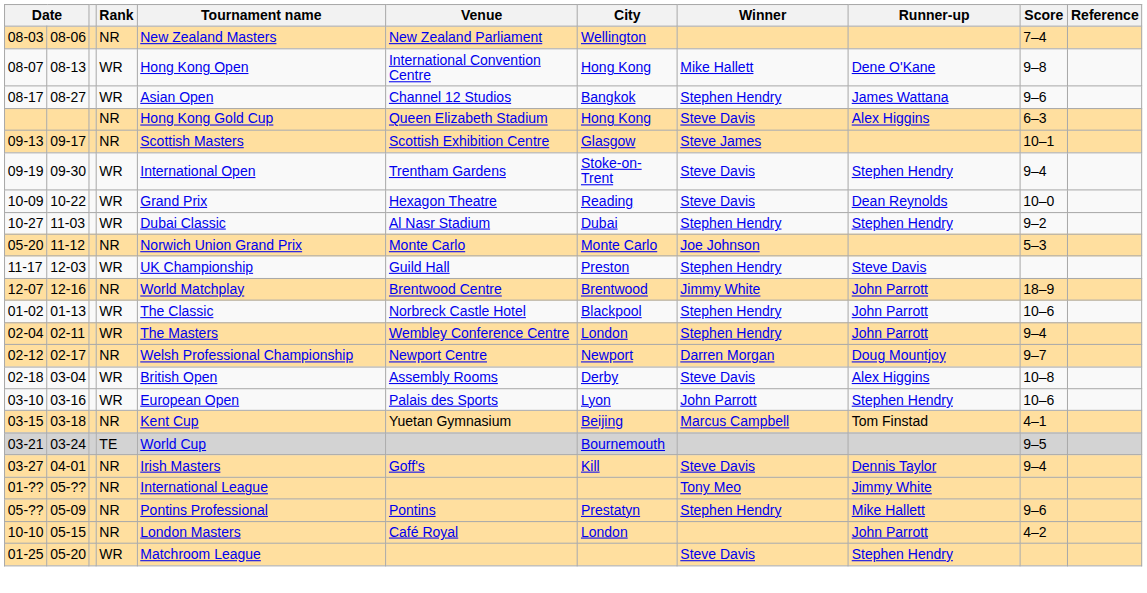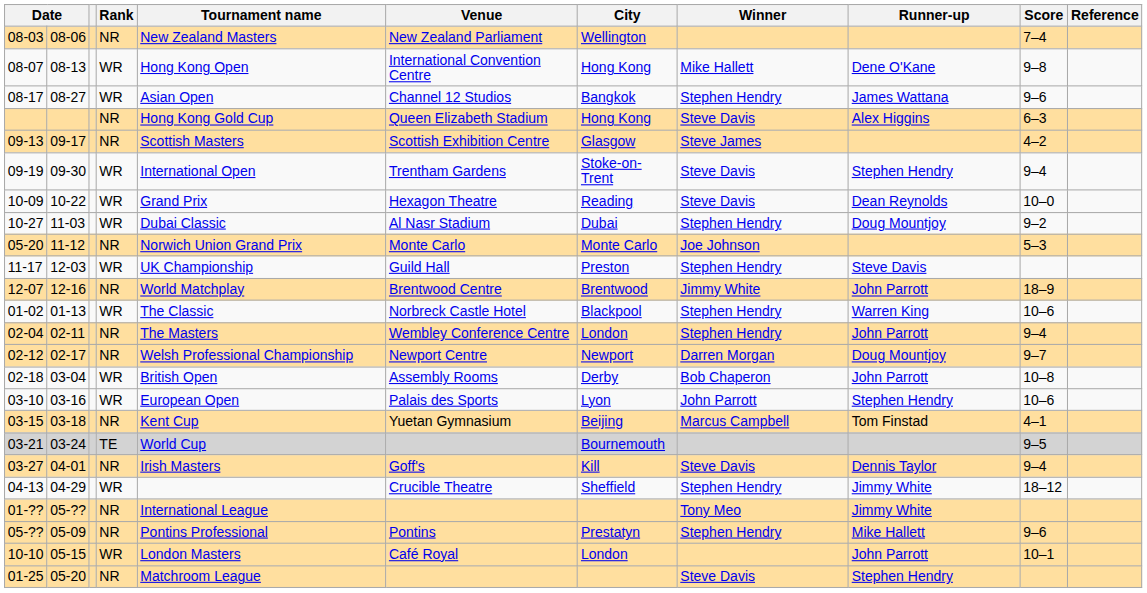(1039, 141) 10–1 -> (1035, 141) 4–2
(902, 223) Stephen Hendry -> (899, 223) Doug Mountjoy
(890, 311) John Parrott -> (890, 311) Warren King
(111, 333) WR -> (109, 333) NR
(718, 377) Steve Davis -> (725, 377) Bob Chaperon
(891, 377) Alex Higgins -> (890, 377) John Parrott
+ row: (26, 488)
(109, 532) NR -> (111, 554) WR
(1035, 532) 4–2 -> (1039, 554) 10–1
(111, 554) WR -> (109, 576) NR
